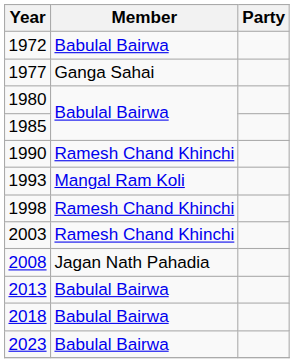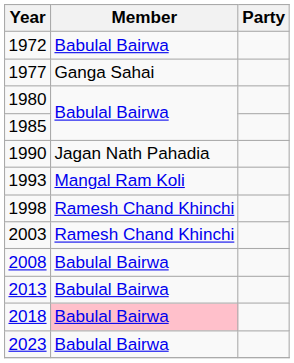(144, 153) Ramesh Chand Khinchi -> (132, 153) Jagan Nath Pahadia
(132, 262) Jagan Nath Pahadia -> (112, 262) Babulal Bairwa
(112, 316) no background -> (112, 316) pink background
